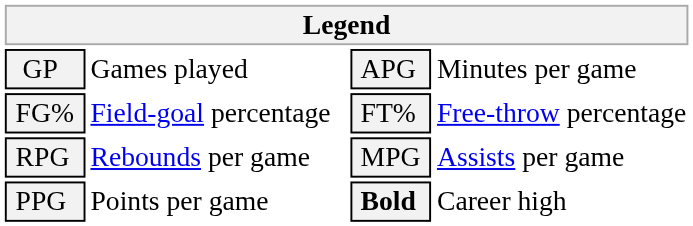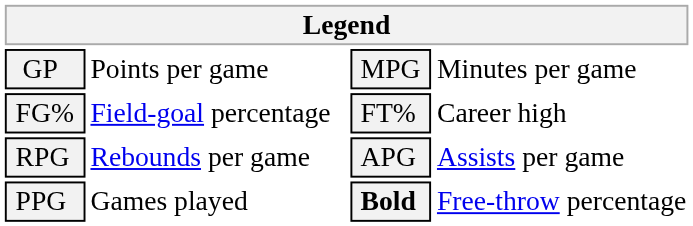(169, 68) Games played -> (179, 68) Points per game
(388, 68) APG -> (391, 68) MPG
(562, 112) Free-throw percentage -> (502, 112) Career high
(391, 157) MPG -> (388, 157) APG
(179, 201) Points per game -> (169, 201) Games played
(502, 201) Career high -> (562, 201) Free-throw percentage
